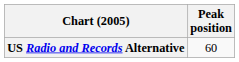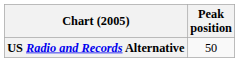(211, 47) 60 -> (211, 47) 50
